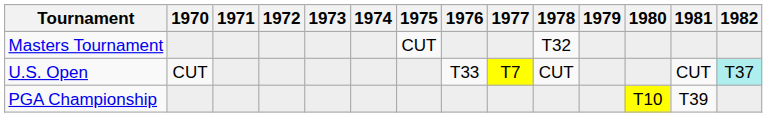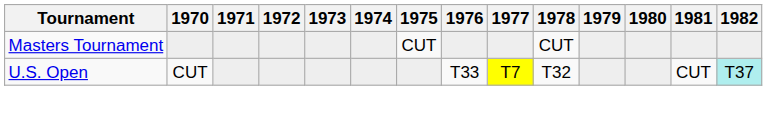(556, 45) T32 -> (556, 45) CUT
(556, 72) CUT -> (556, 72) T32
- row: (83, 99)
